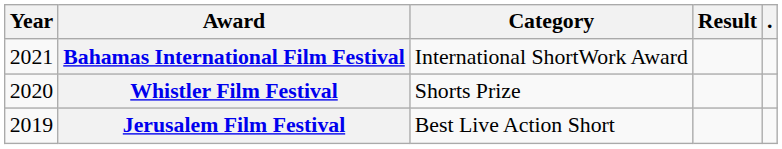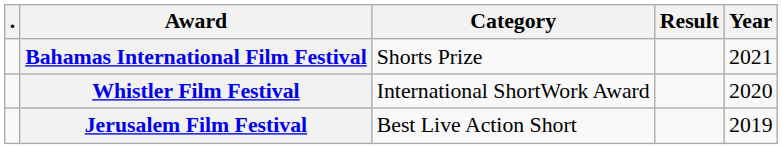columns swapped: (31, 21) <-> (770, 21)
(551, 56) International ShortWork Award -> (430, 56) Shorts Prize
(468, 90) Shorts Prize -> (513, 90) International ShortWork Award
